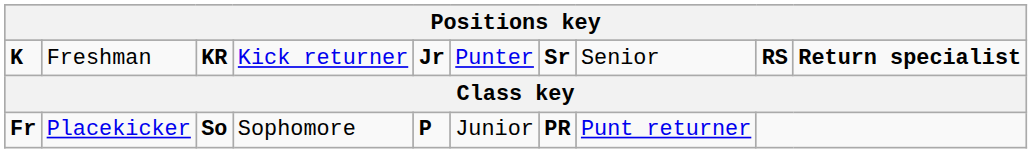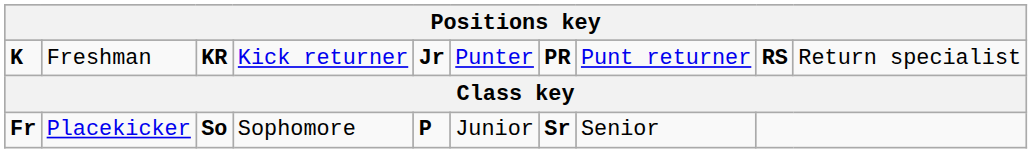(557, 58) Sr -> (557, 58) PR
(620, 58) Senior -> (666, 58) Punt returner
(910, 58) bold -> (910, 58) normal
(557, 129) PR -> (557, 129) Sr
(666, 129) Punt returner -> (620, 129) Senior
